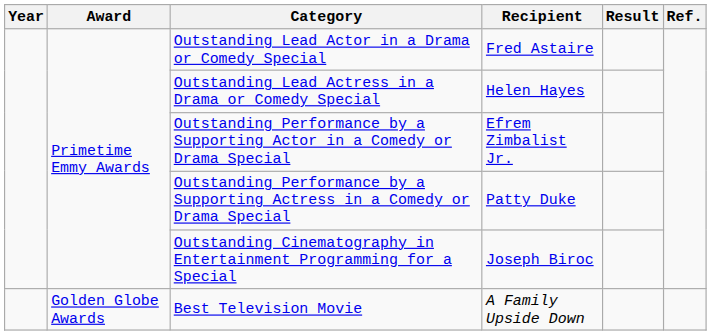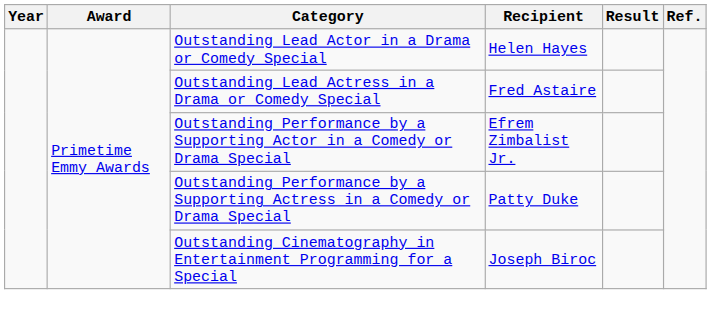(540, 50) Fred Astaire -> (538, 50) Helen Hayes
(535, 91) Helen Hayes -> (542, 91) Fred Astaire
- row: (268, 310)
